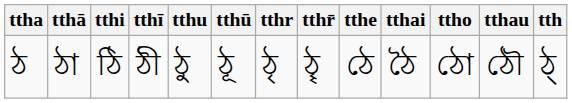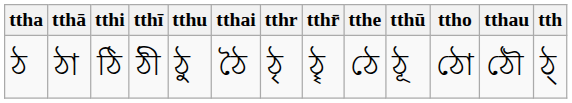columns swapped: (234, 20) <-> (406, 20)
